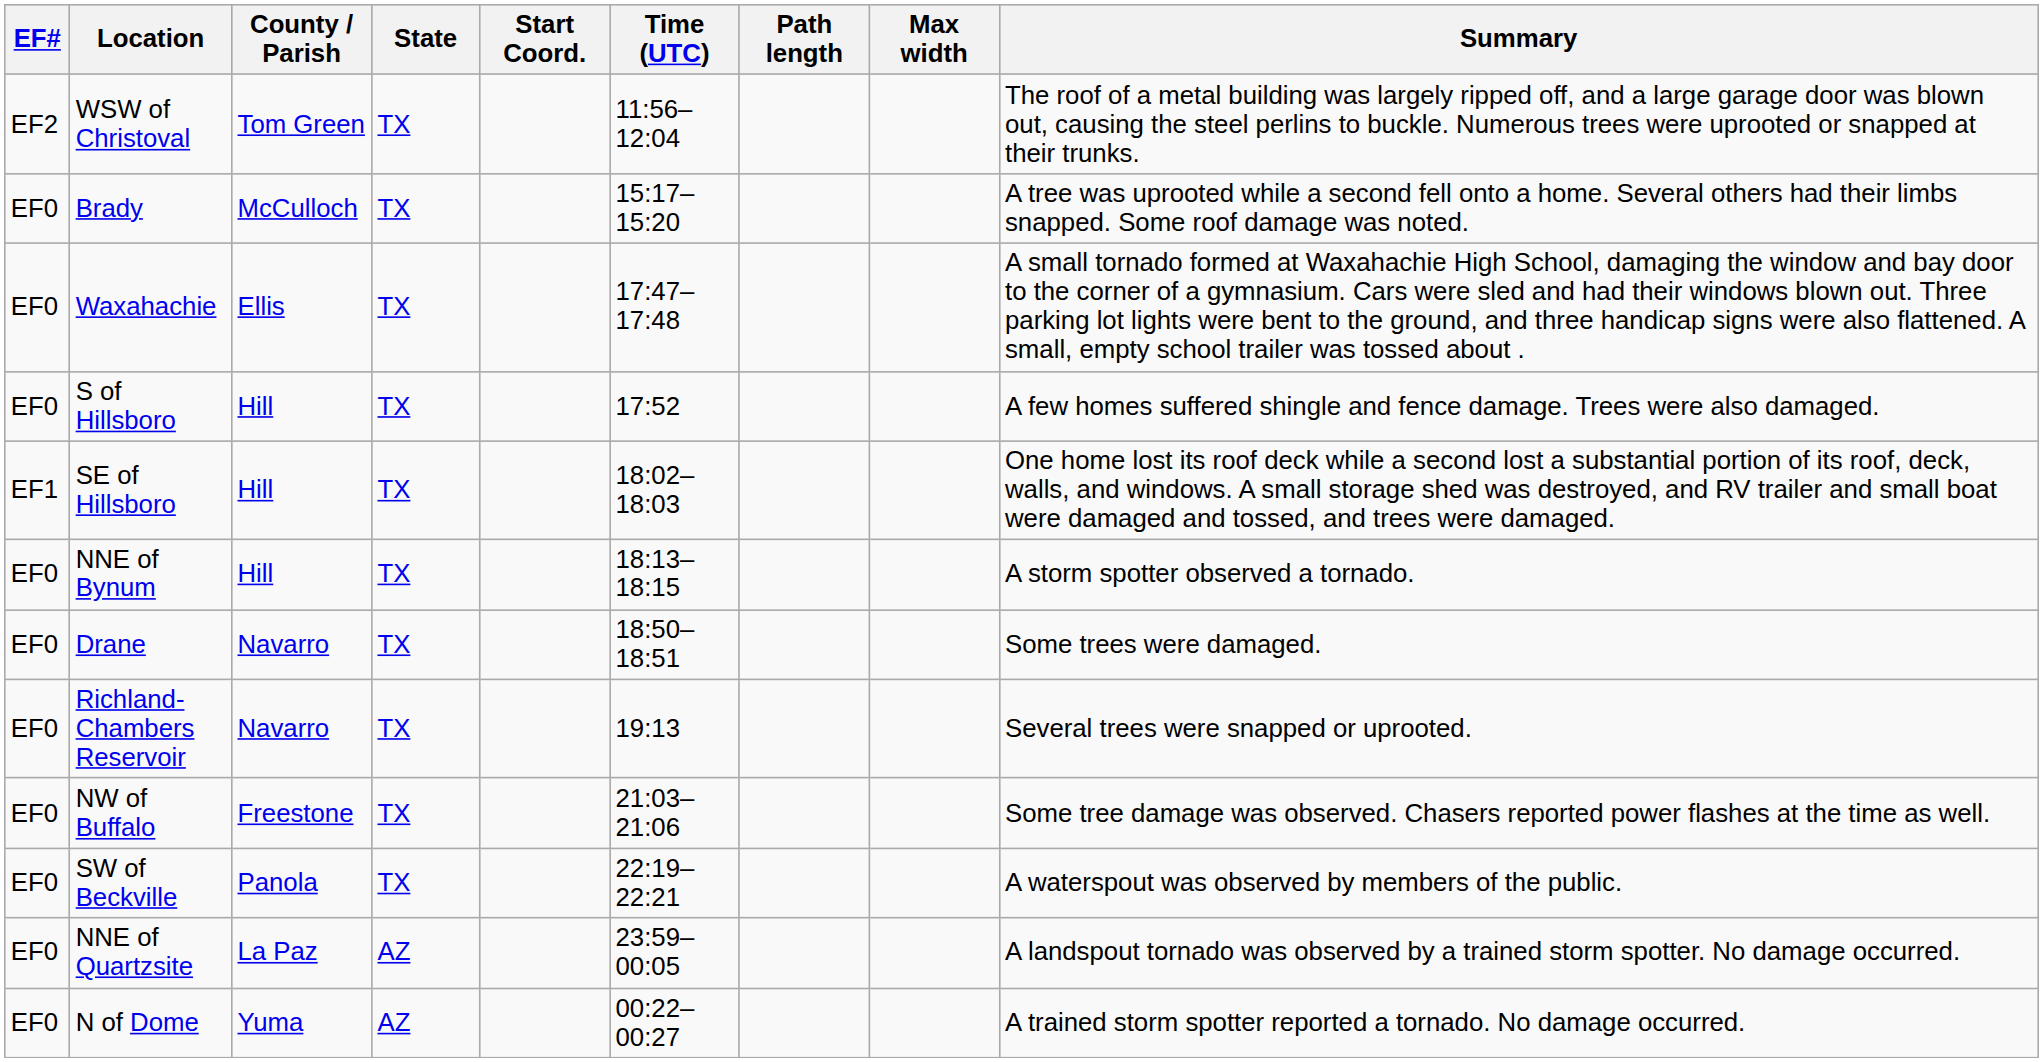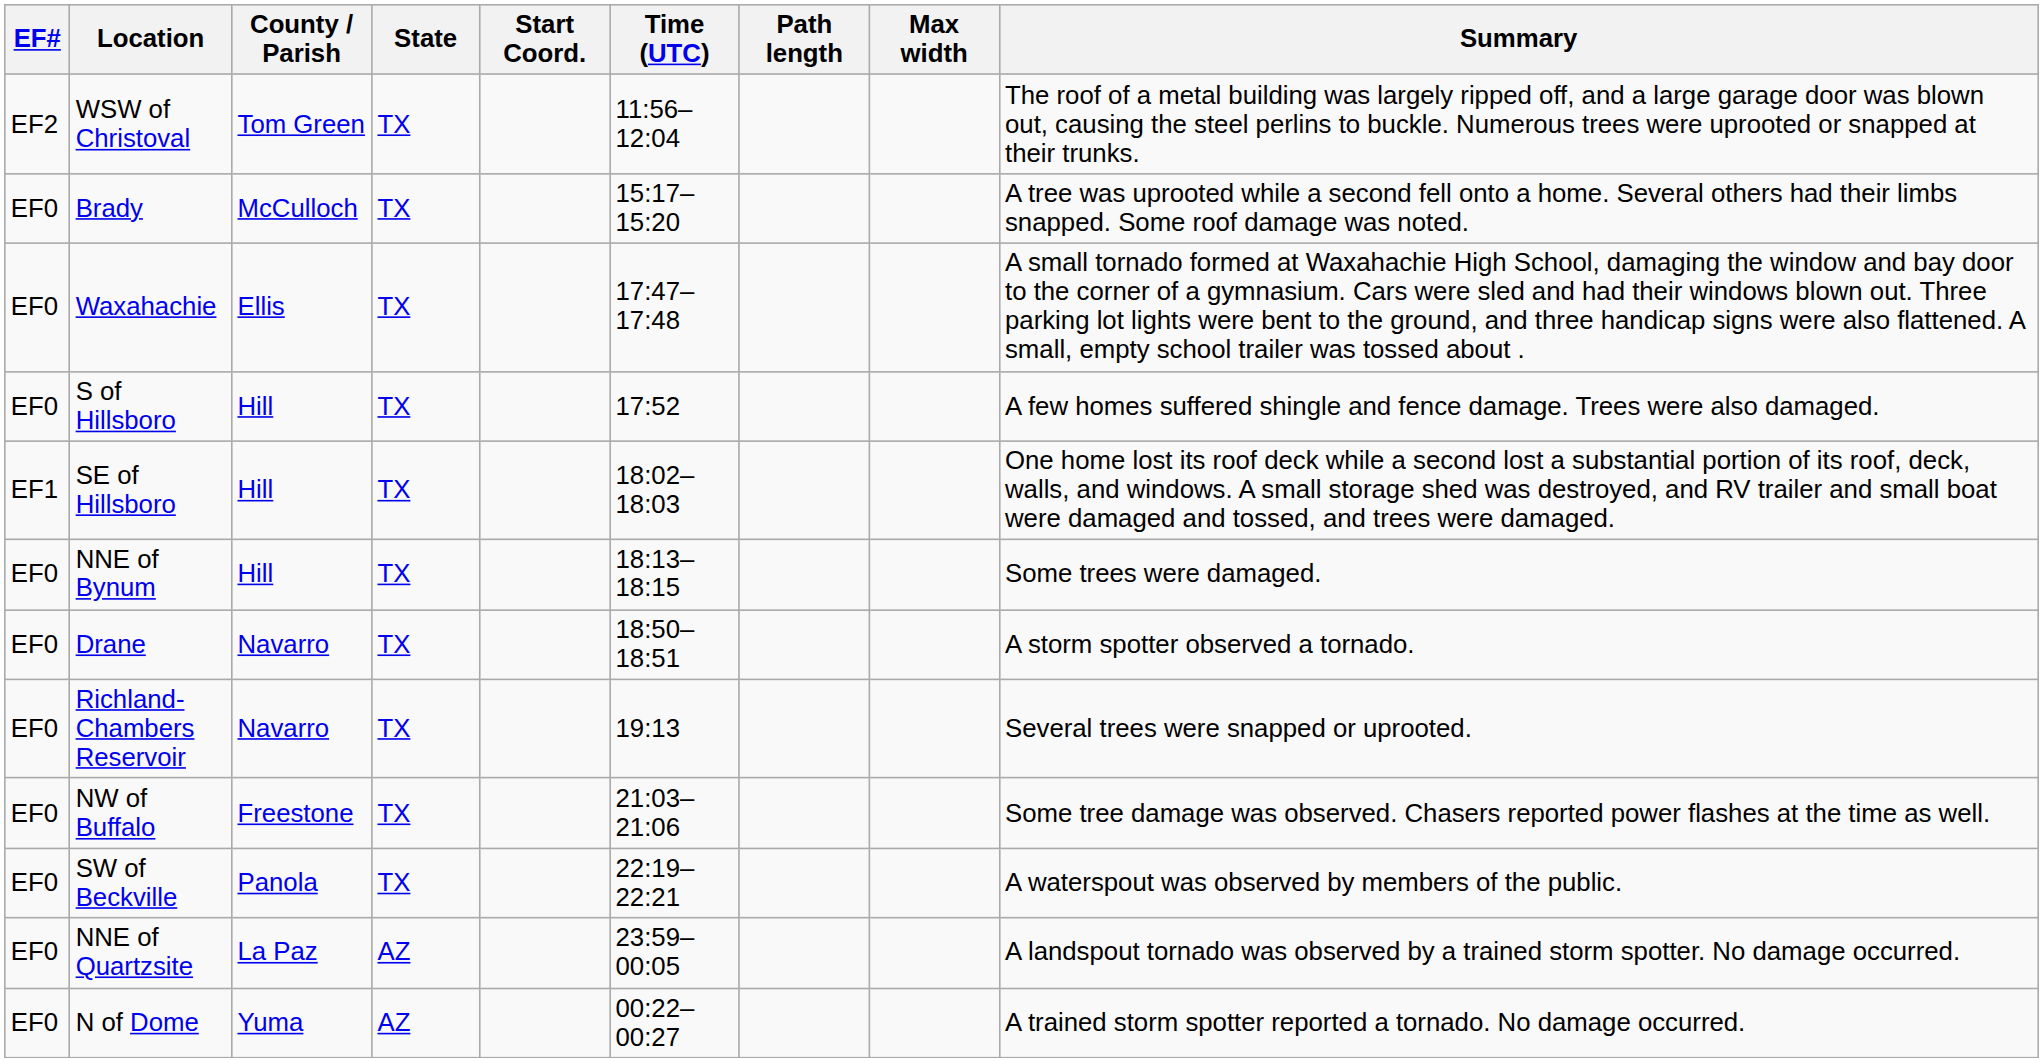(1210, 574) A storm spotter observed a tornado. -> (1163, 574) Some trees were damaged.
(1163, 644) Some trees were damaged. -> (1210, 644) A storm spotter observed a tornado.
